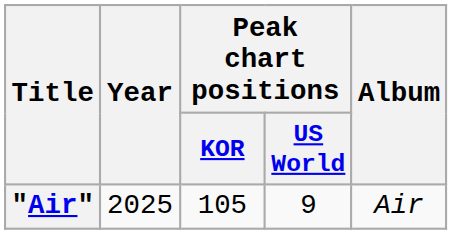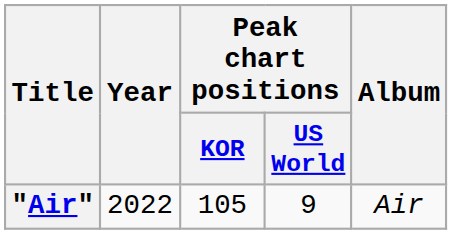(140, 206) 2025 -> (140, 206) 2022
